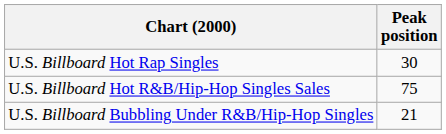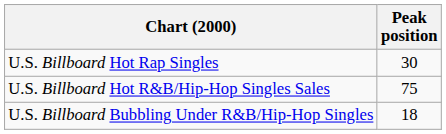(409, 115) 21 -> (409, 115) 18
